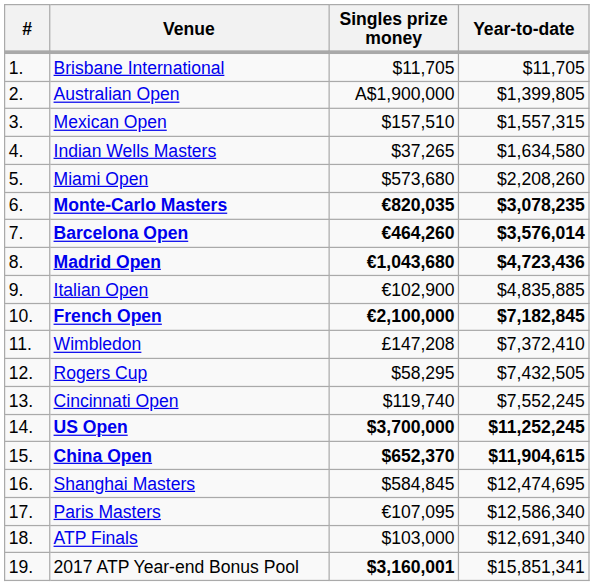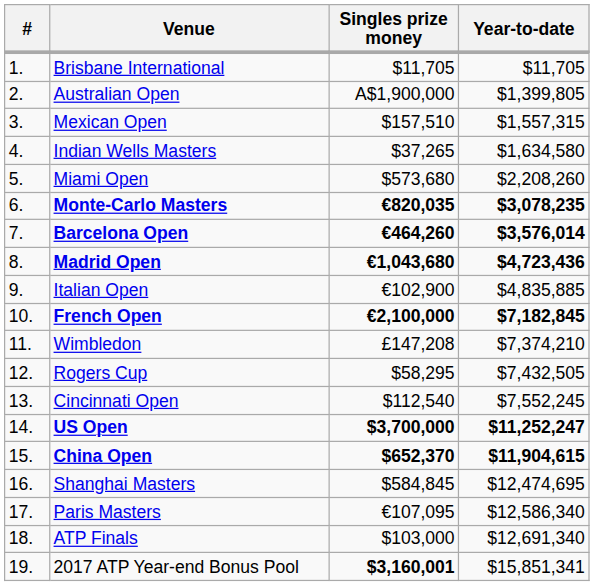(541, 345) $7,372,410 -> (541, 345) $7,374,210
(419, 400) $119,740 -> (419, 400) $112,540
(537, 428) $11,252,245 -> (537, 428) $11,252,247
